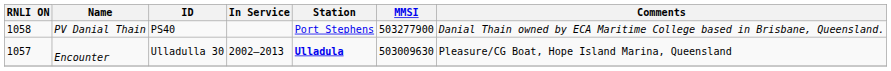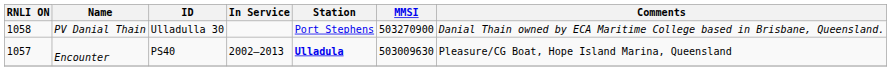(163, 29) PS40 -> (187, 29) Ulladulla 30
(406, 29) 503277900 -> (406, 29) 503270900
(187, 52) Ulladulla 30 -> (163, 52) PS40
